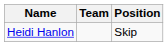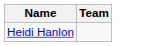- column: (137, 13)
